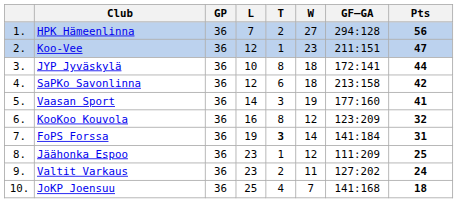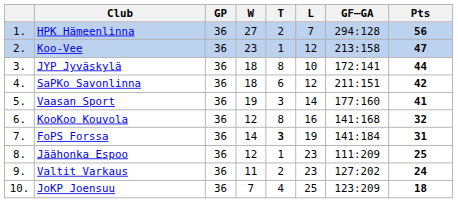columns swapped: (311, 13) <-> (251, 13)
(357, 48) 211:151 -> (357, 48) 213:158
(357, 84) 213:158 -> (357, 84) 211:151
(357, 119) 123:209 -> (357, 119) 141:168
(357, 189) 141:168 -> (357, 189) 123:209
